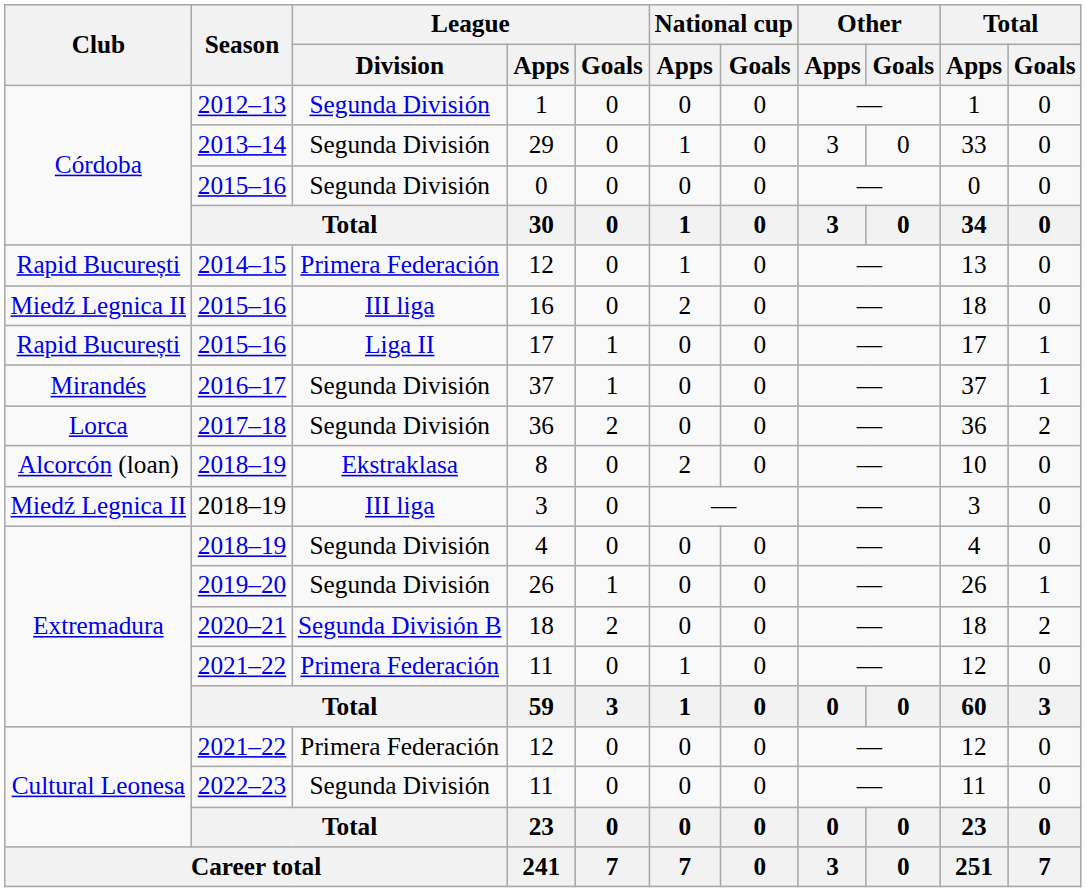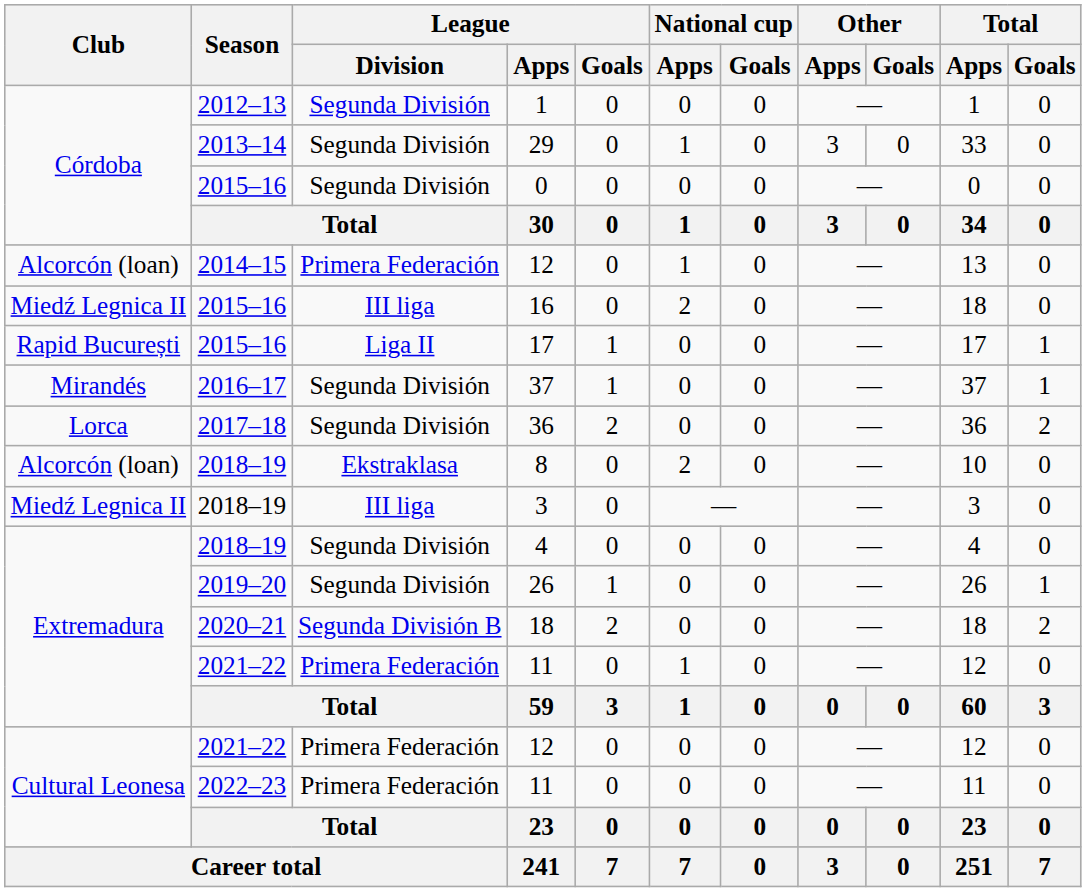(98, 265) Rapid București -> (98, 265) Alcorcón (loan)
(400, 786) Segunda División -> (400, 786) Primera Federación
